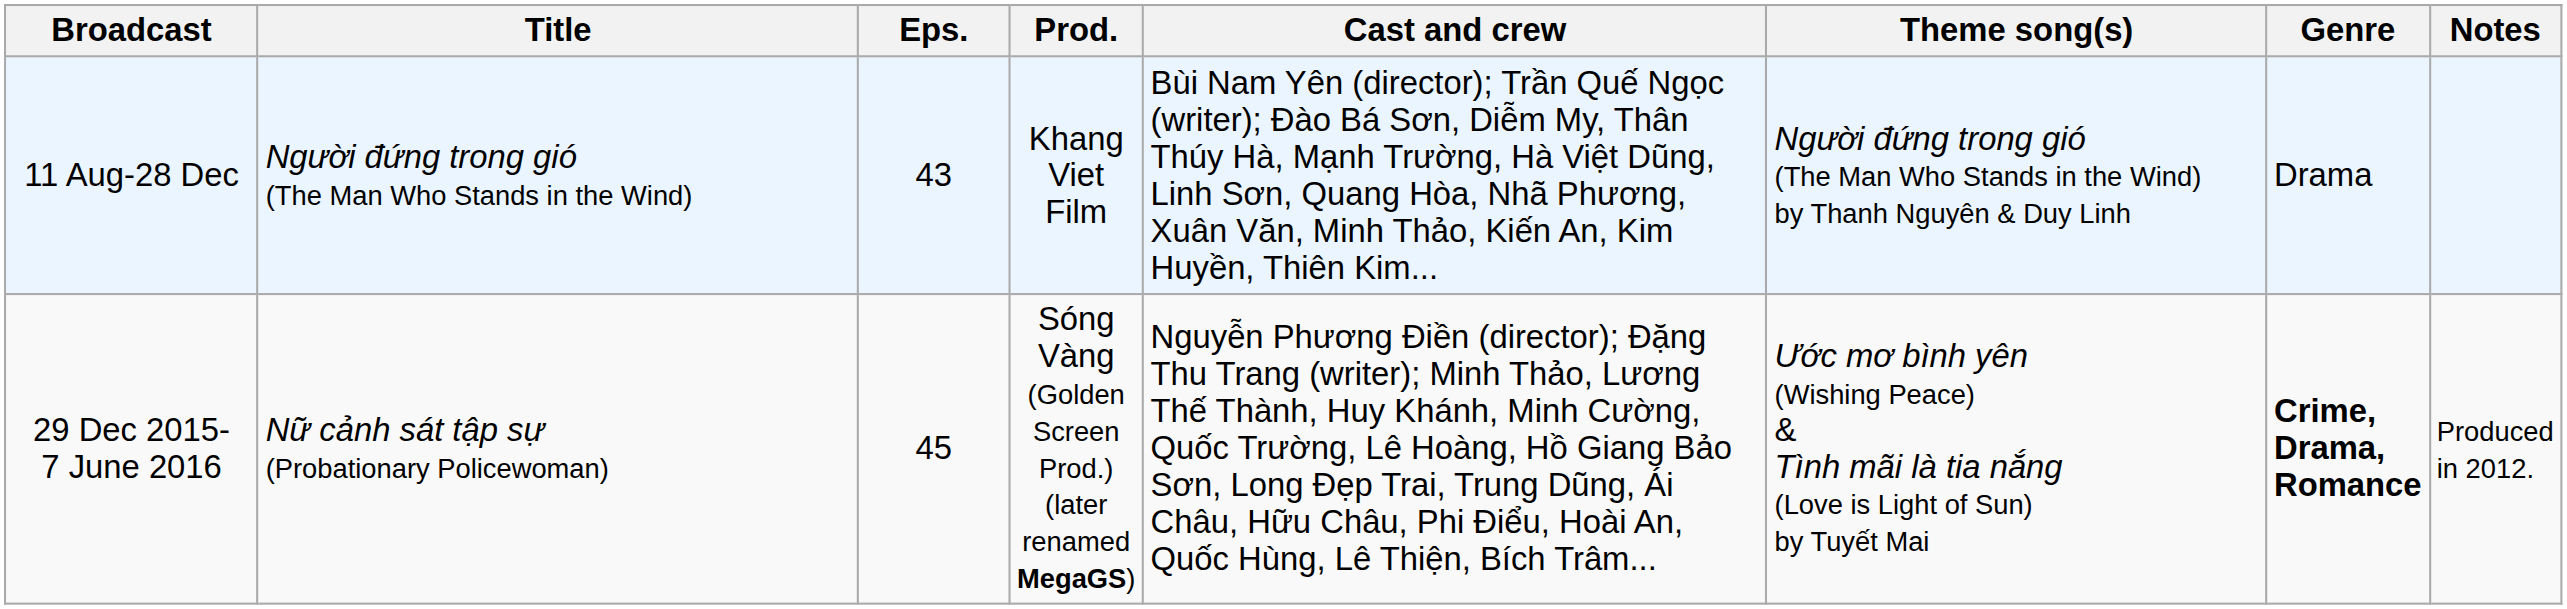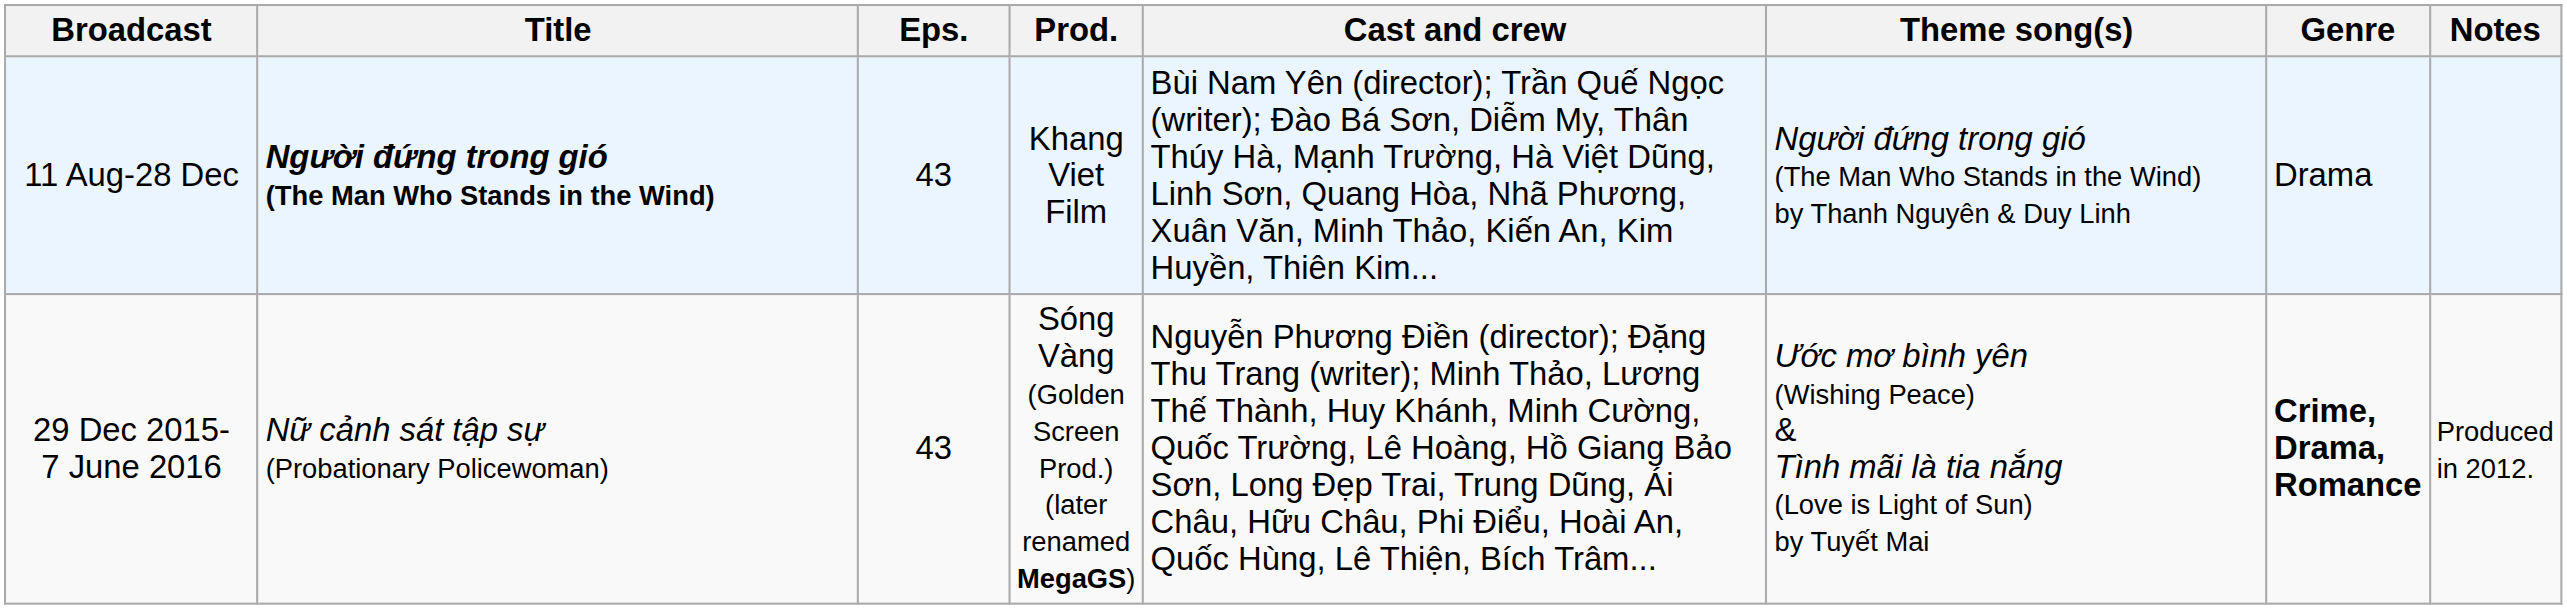(479, 174) normal -> (490, 174) bold
(934, 448) 45 -> (934, 448) 43
